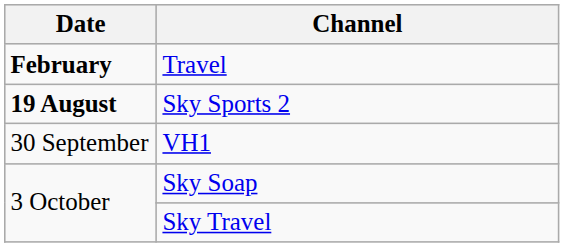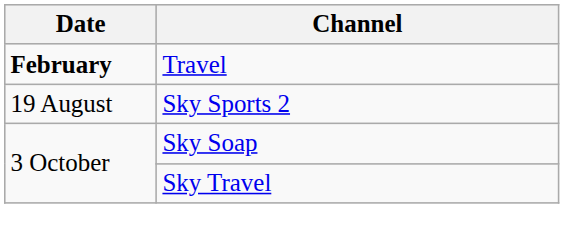(64, 103) bold -> (62, 103) normal
- row: (187, 143)
